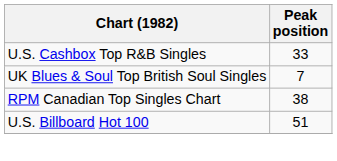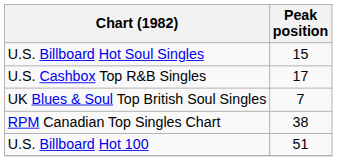+ row: (106, 54)
(301, 54) 33 -> (301, 76) 17
